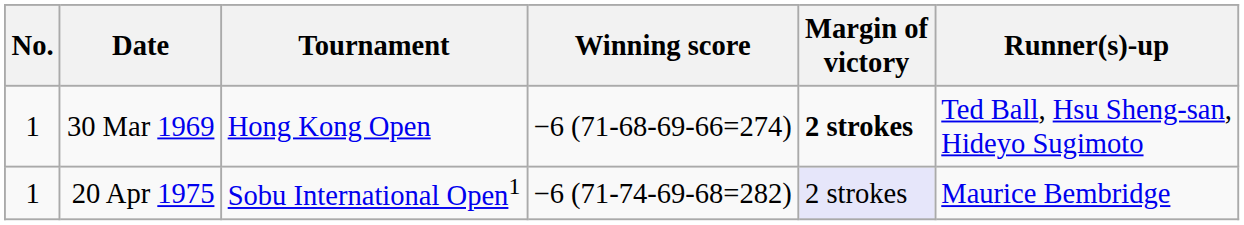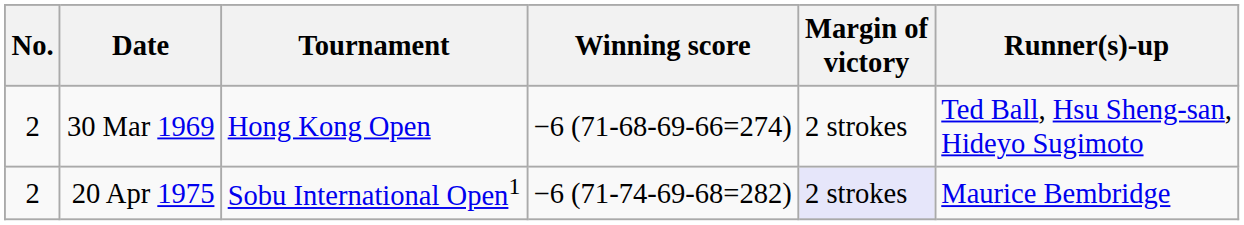(33, 126) 1 -> (33, 126) 2
(859, 126) bold -> (856, 126) normal
(33, 193) 1 -> (33, 193) 2
